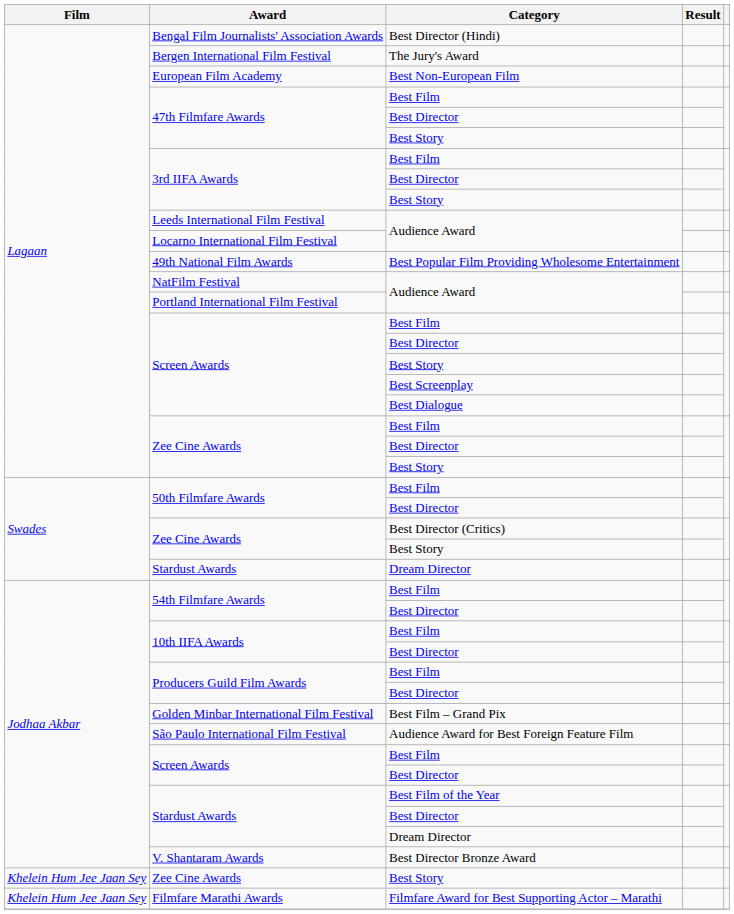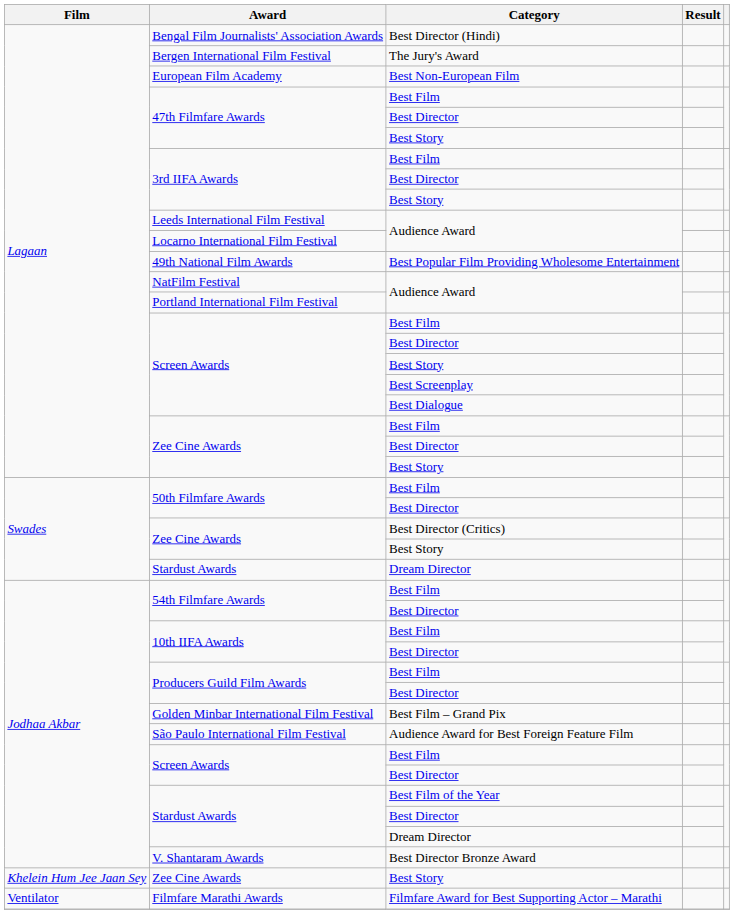(77, 898) Khelein Hum Jee Jaan Sey -> (33, 898) Ventilator
